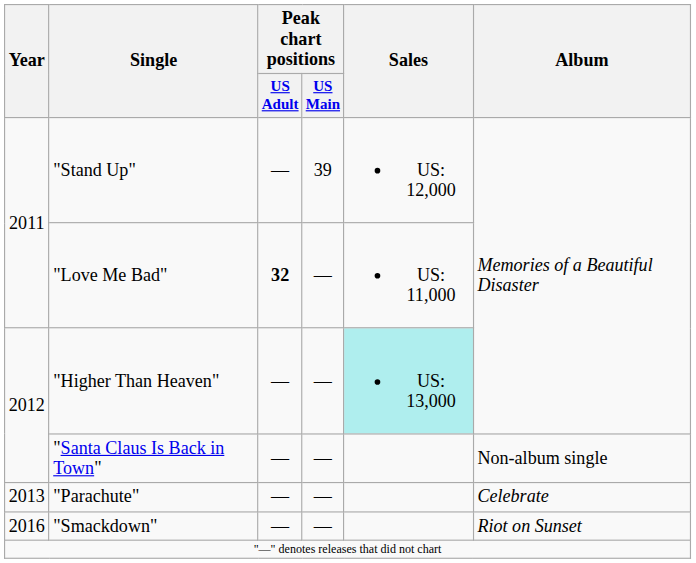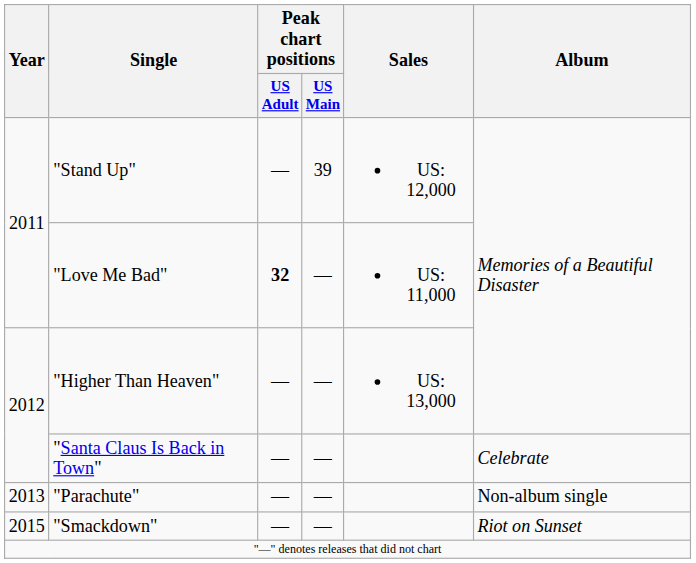(408, 391) paleturquoise background -> (408, 391) no background
(542, 458) Non-album single -> (513, 458) Celebrate
(513, 497) Celebrate -> (542, 497) Non-album single
(27, 525) 2016 -> (27, 525) 2015
